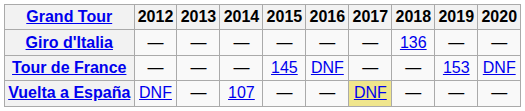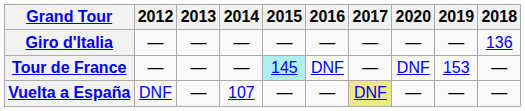columns swapped: (413, 17) <-> (499, 17)
(284, 67) no background -> (284, 67) paleturquoise background
